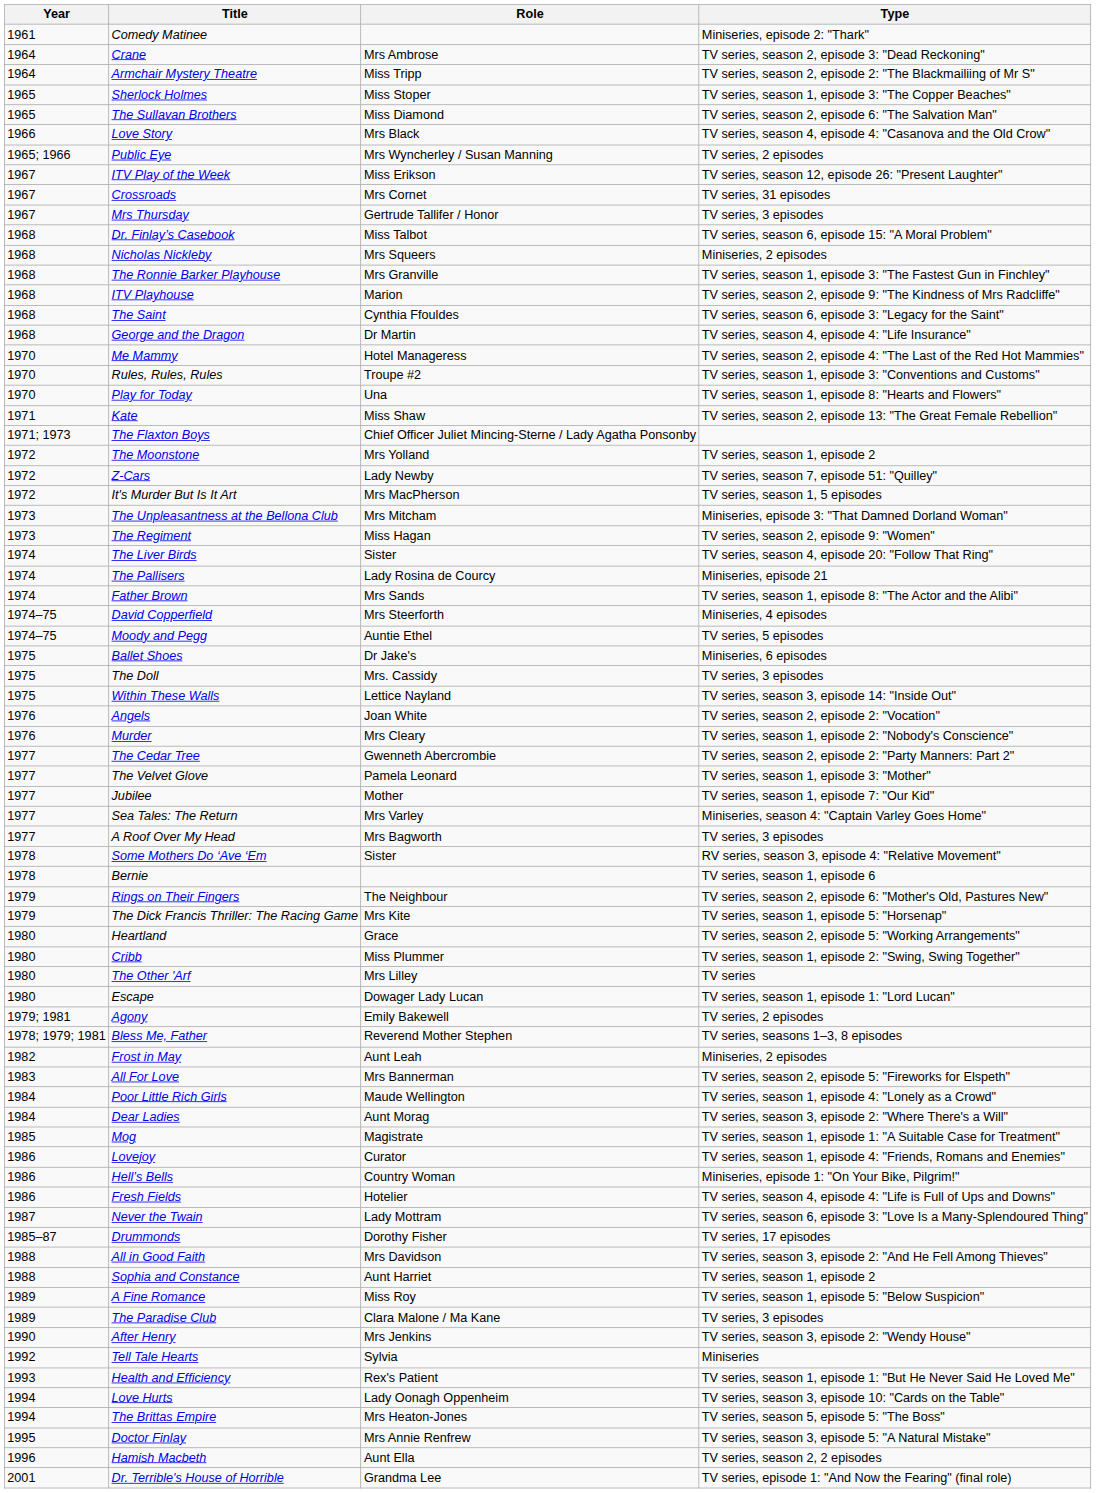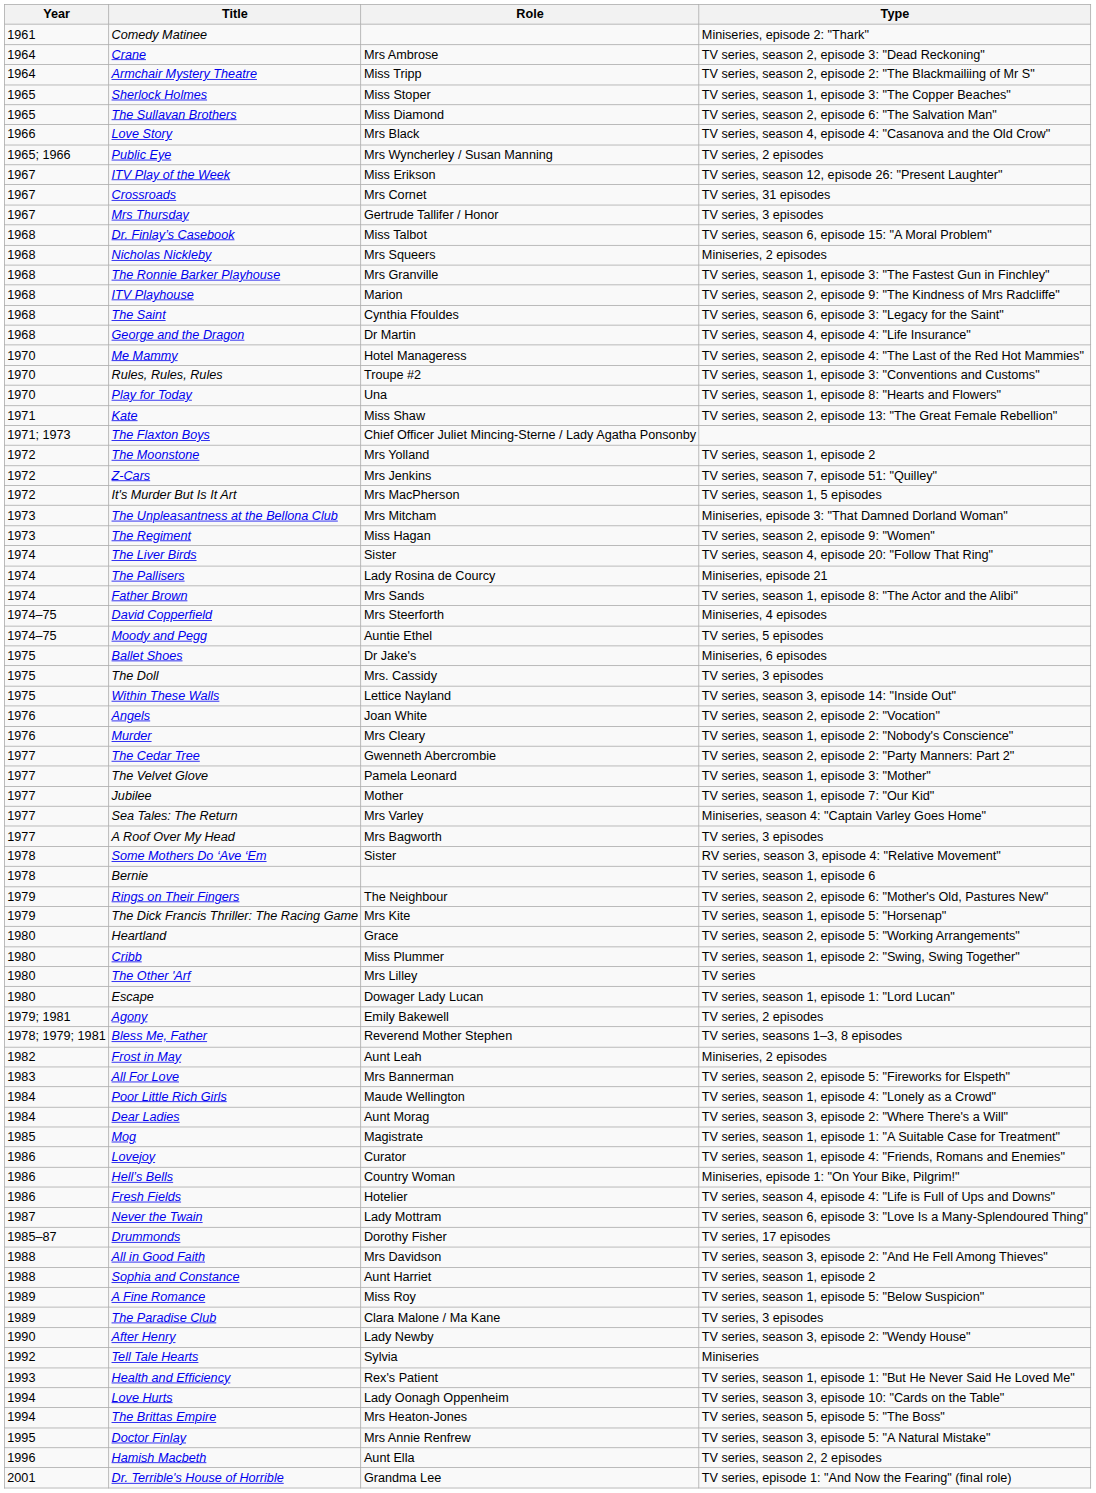(399, 475) Lady Newby -> (398, 475) Mrs Jenkins
(398, 1337) Mrs Jenkins -> (399, 1337) Lady Newby
